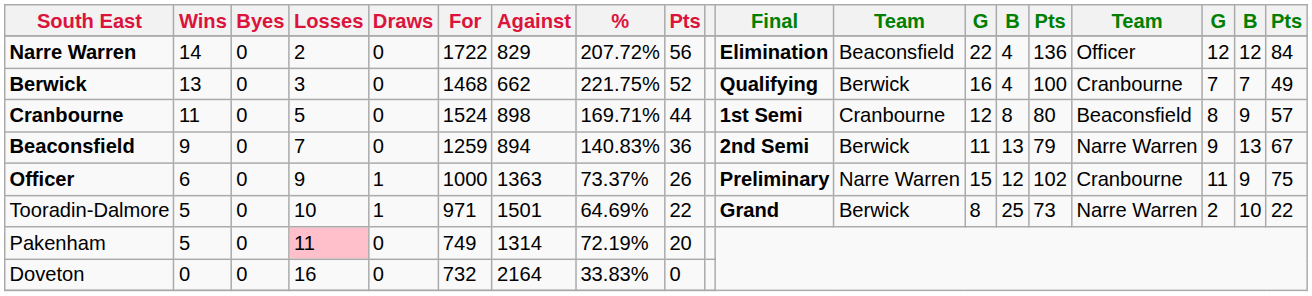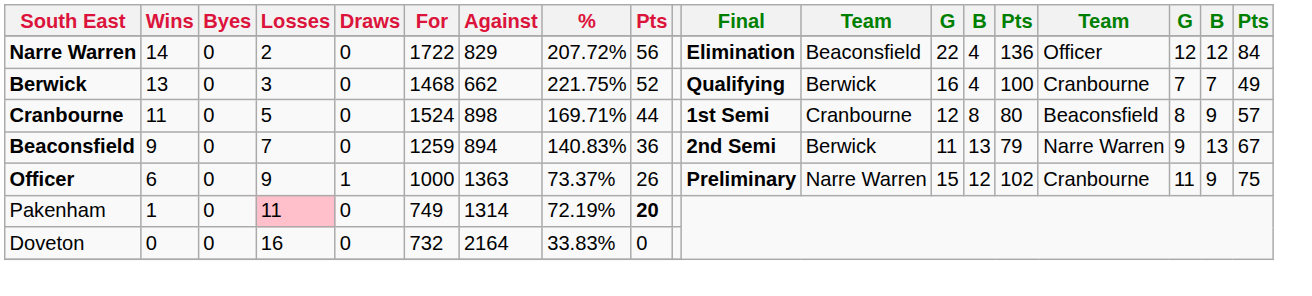- row: (89, 211)
(185, 242) 5 -> (151, 211) 1
(681, 242) normal -> (647, 211) bold
